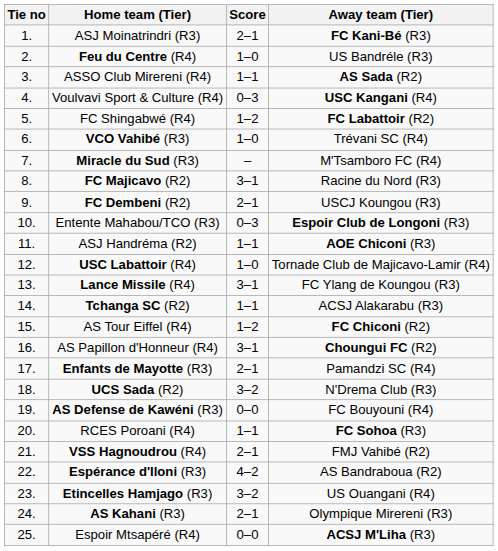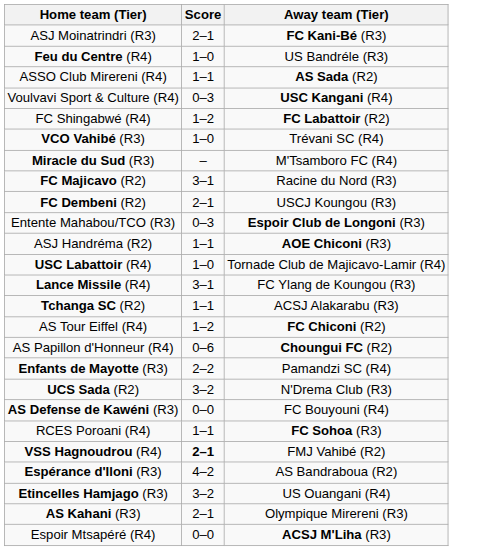- column: (27, 14)
(248, 347) 3–1 -> (203, 347) 0–6
(248, 368) 2–1 -> (203, 368) 2–2
(248, 451) normal -> (203, 451) bold
